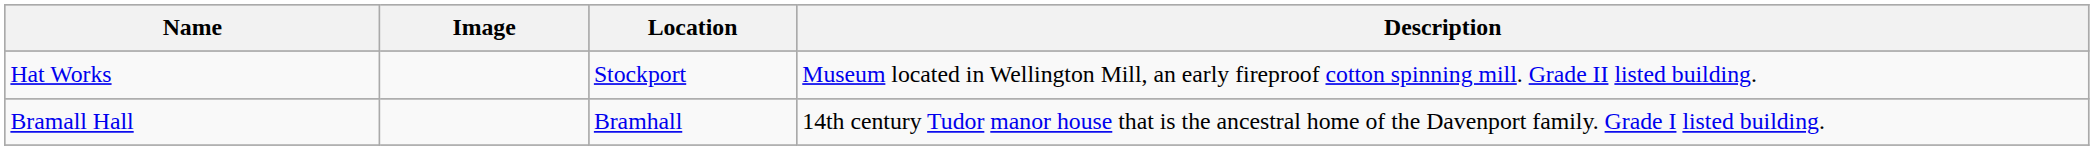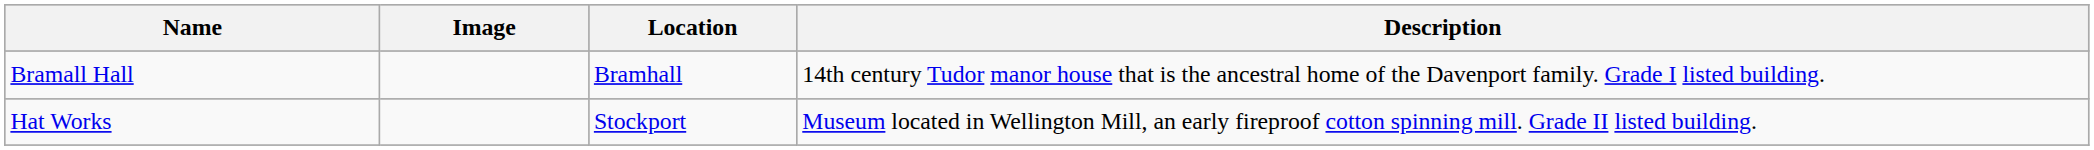rows swapped: (72, 121) <-> (61, 74)
